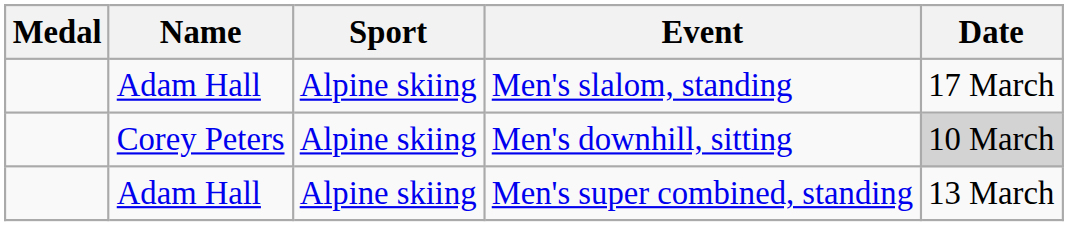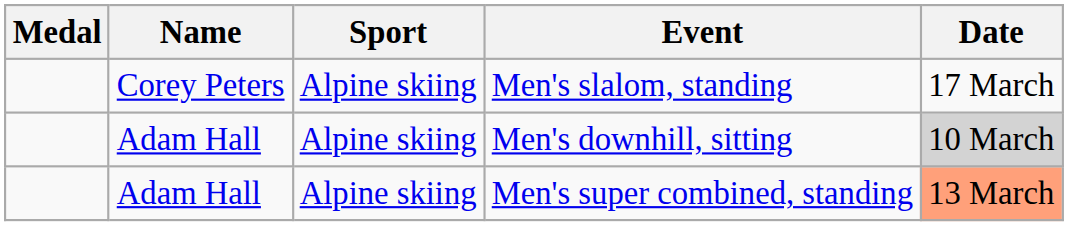(189, 85) Adam Hall -> (201, 85) Corey Peters
(201, 139) Corey Peters -> (189, 139) Adam Hall
(991, 193) no background -> (991, 193) lightsalmon background
